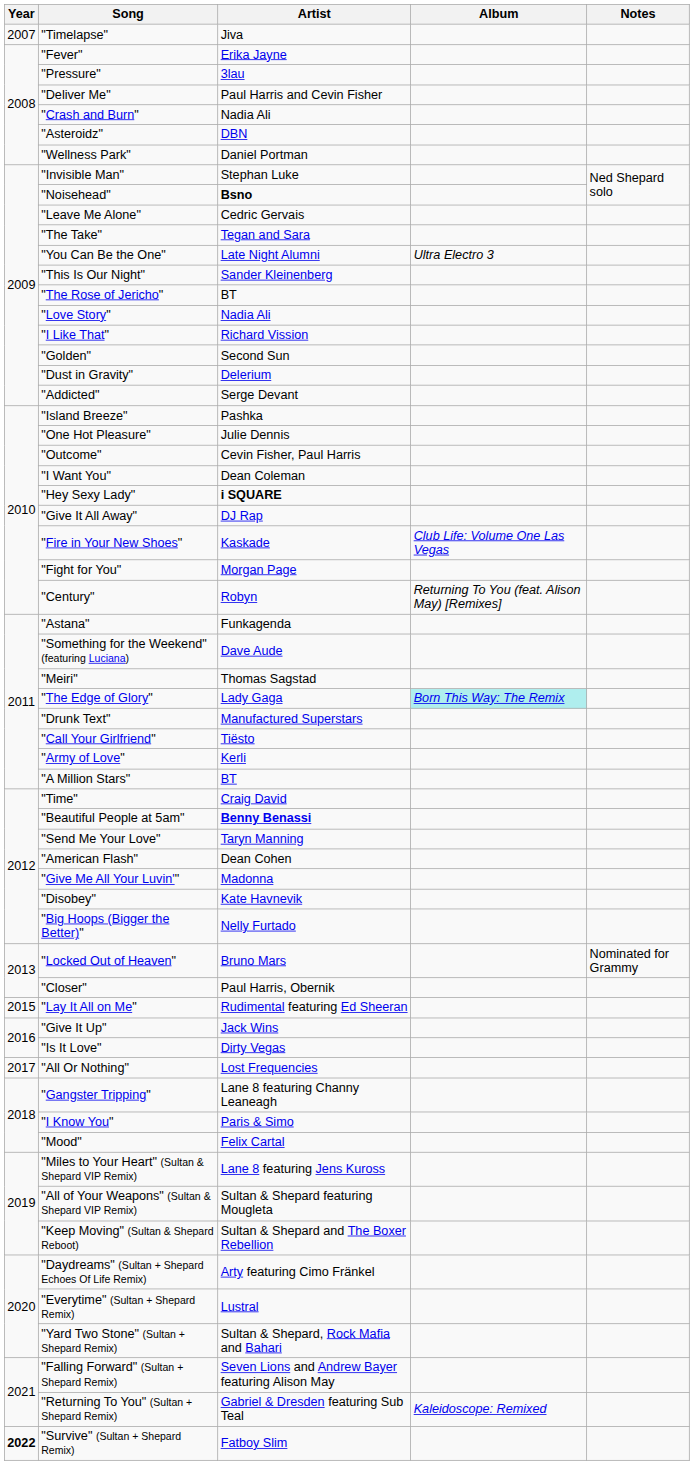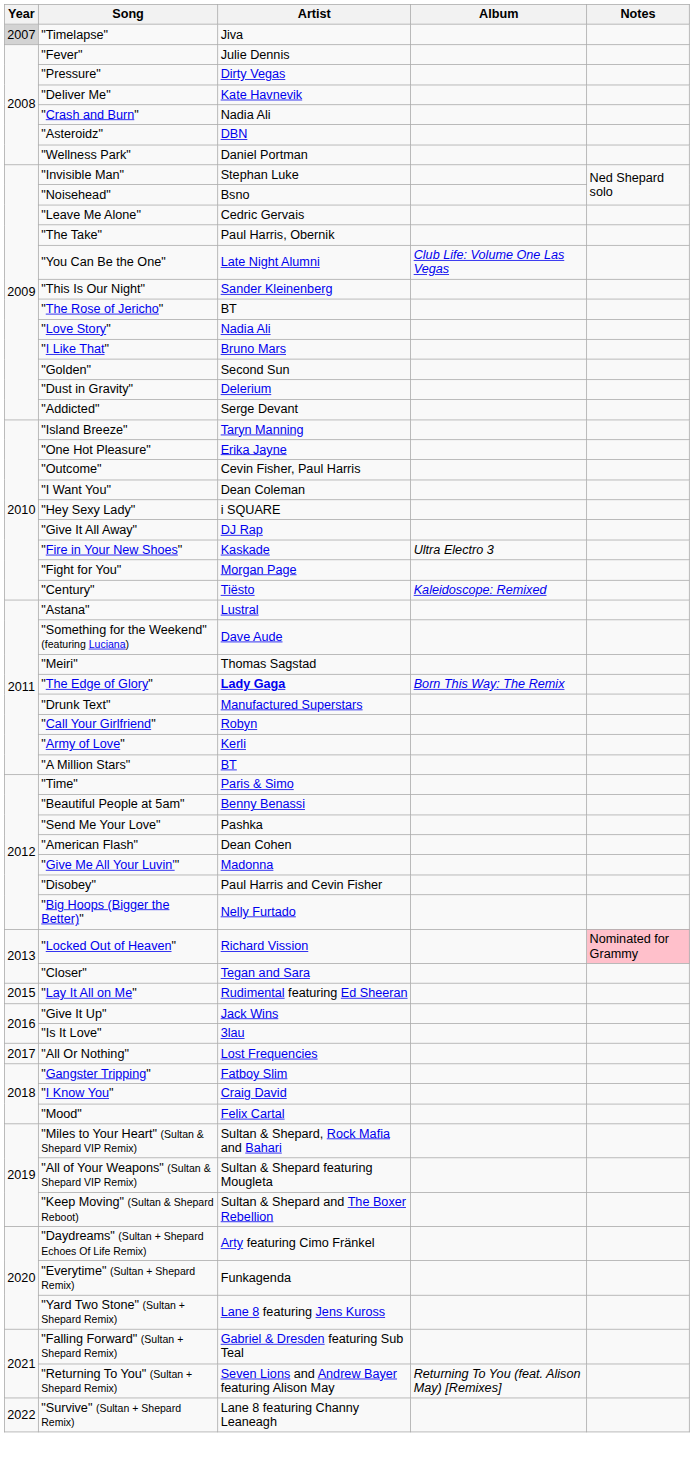(21, 34) no background -> (21, 34) lightgrey background
(254, 54) Erika Jayne -> (255, 54) Julie Dennis
(233, 74) 3lau -> (253, 74) Dirty Vegas
(301, 94) Paul Harris and Cevin Fisher -> (261, 94) Kate Havnevik
(236, 194) bold -> (235, 194) normal
(265, 235) Tegan and Sara -> (278, 235) Paul Harris, Obernik
(454, 255) Ultra Electro 3 -> (489, 262) Club Life: Volume One Las Vegas
(264, 335) Richard Vission -> (253, 349) Bruno Mars
(242, 415) Pashka -> (262, 429) Taryn Manning
(255, 435) Julie Dennis -> (254, 449) Erika Jayne
(251, 495) bold -> (251, 509) normal
(489, 542) Club Life: Volume One Las Vegas -> (454, 549) Ultra Electro 3
(239, 597) Robyn -> (238, 590) Tiësto
(497, 597) Returning To You (feat. Alison May) [Remixes] -> (480, 590) Kaleidoscope: Remixed
(256, 624) Funkagenda -> (240, 610) Lustral
(252, 698) normal -> (253, 684) bold
(489, 698) paleturquoise background -> (489, 684) no background
(238, 738) Tiësto -> (239, 724) Robyn
(254, 798) Craig David -> (257, 784) Paris & Simo
(266, 818) bold -> (263, 804) normal
(262, 838) Taryn Manning -> (242, 824) Pashka
(261, 899) Kate Havnevik -> (301, 884) Paul Harris and Cevin Fisher
(253, 960) Bruno Mars -> (264, 946) Richard Vission
(629, 960) no background -> (629, 946) pink background
(278, 987) Paul Harris, Obernik -> (265, 973) Tegan and Sara
(253, 1047) Dirty Vegas -> (233, 1033) 3lau
(290, 1095) Lane 8 featuring Channy Leaneagh -> (254, 1073) Fatboy Slim
(257, 1122) Paris & Simo -> (254, 1093) Craig David
(303, 1169) Lane 8 featuring Jens Kuross -> (305, 1140) Sultan & Shepard, Rock Mafia and Bahari
(240, 1306) Lustral -> (256, 1278) Funkagenda
(305, 1340) Sultan & Shepard, Rock Mafia and Bahari -> (303, 1312) Lane 8 featuring Jens Kuross
(309, 1375) Seven Lions and Andrew Bayer featuring Alison May -> (312, 1346) Gabriel & Dresden featuring Sub Teal
(312, 1409) Gabriel & Dresden featuring Sub Teal -> (309, 1380) Seven Lions and Andrew Bayer featuring Alison May
(480, 1409) Kaleidoscope: Remixed -> (497, 1380) Returning To You (feat. Alison May) [Remixes]
(21, 1443) bold -> (21, 1415) normal
(254, 1443) Fatboy Slim -> (290, 1415) Lane 8 featuring Channy Leaneagh
